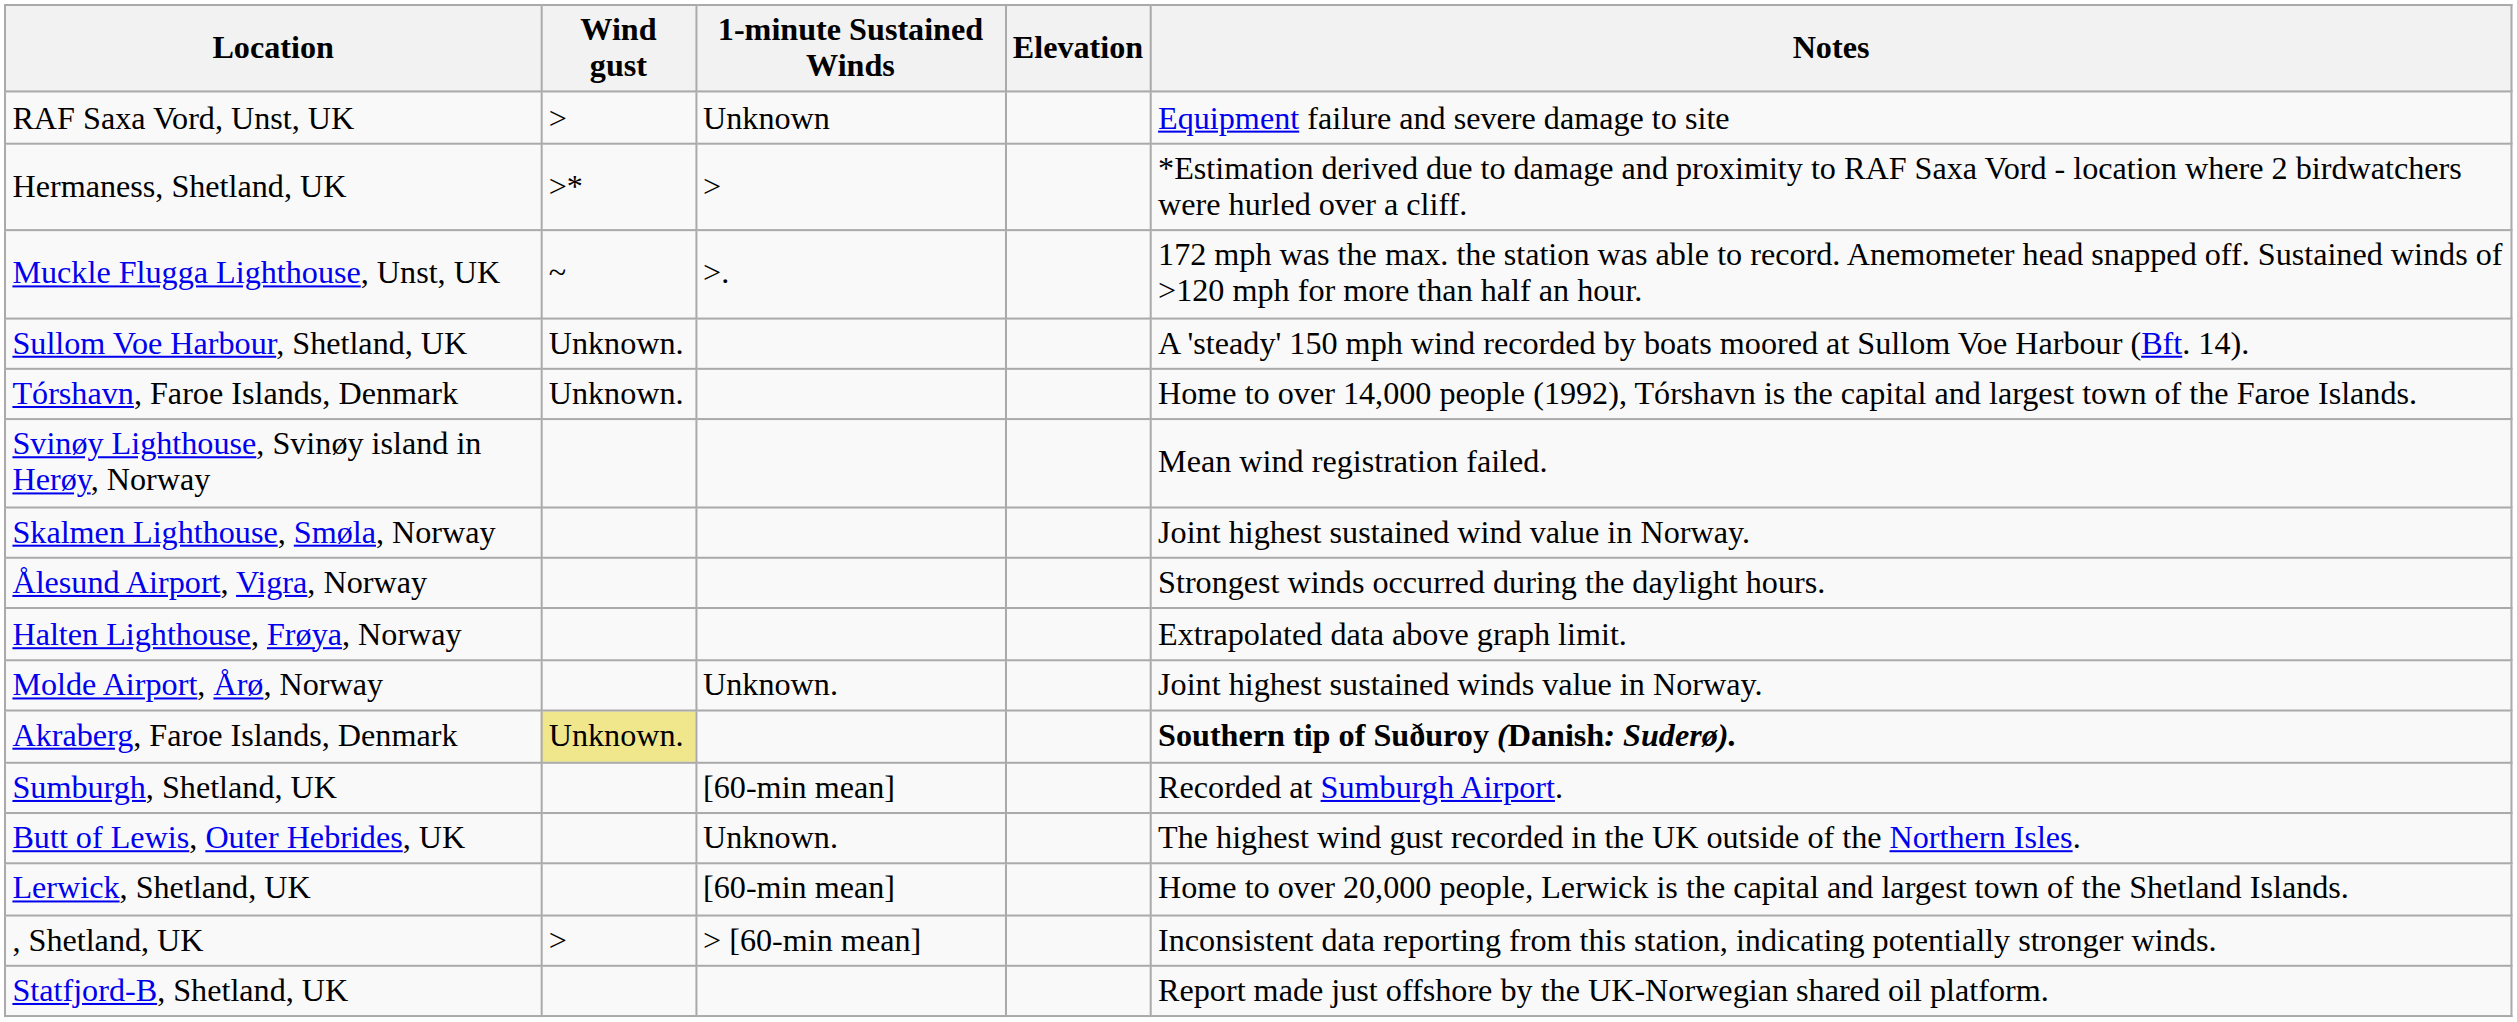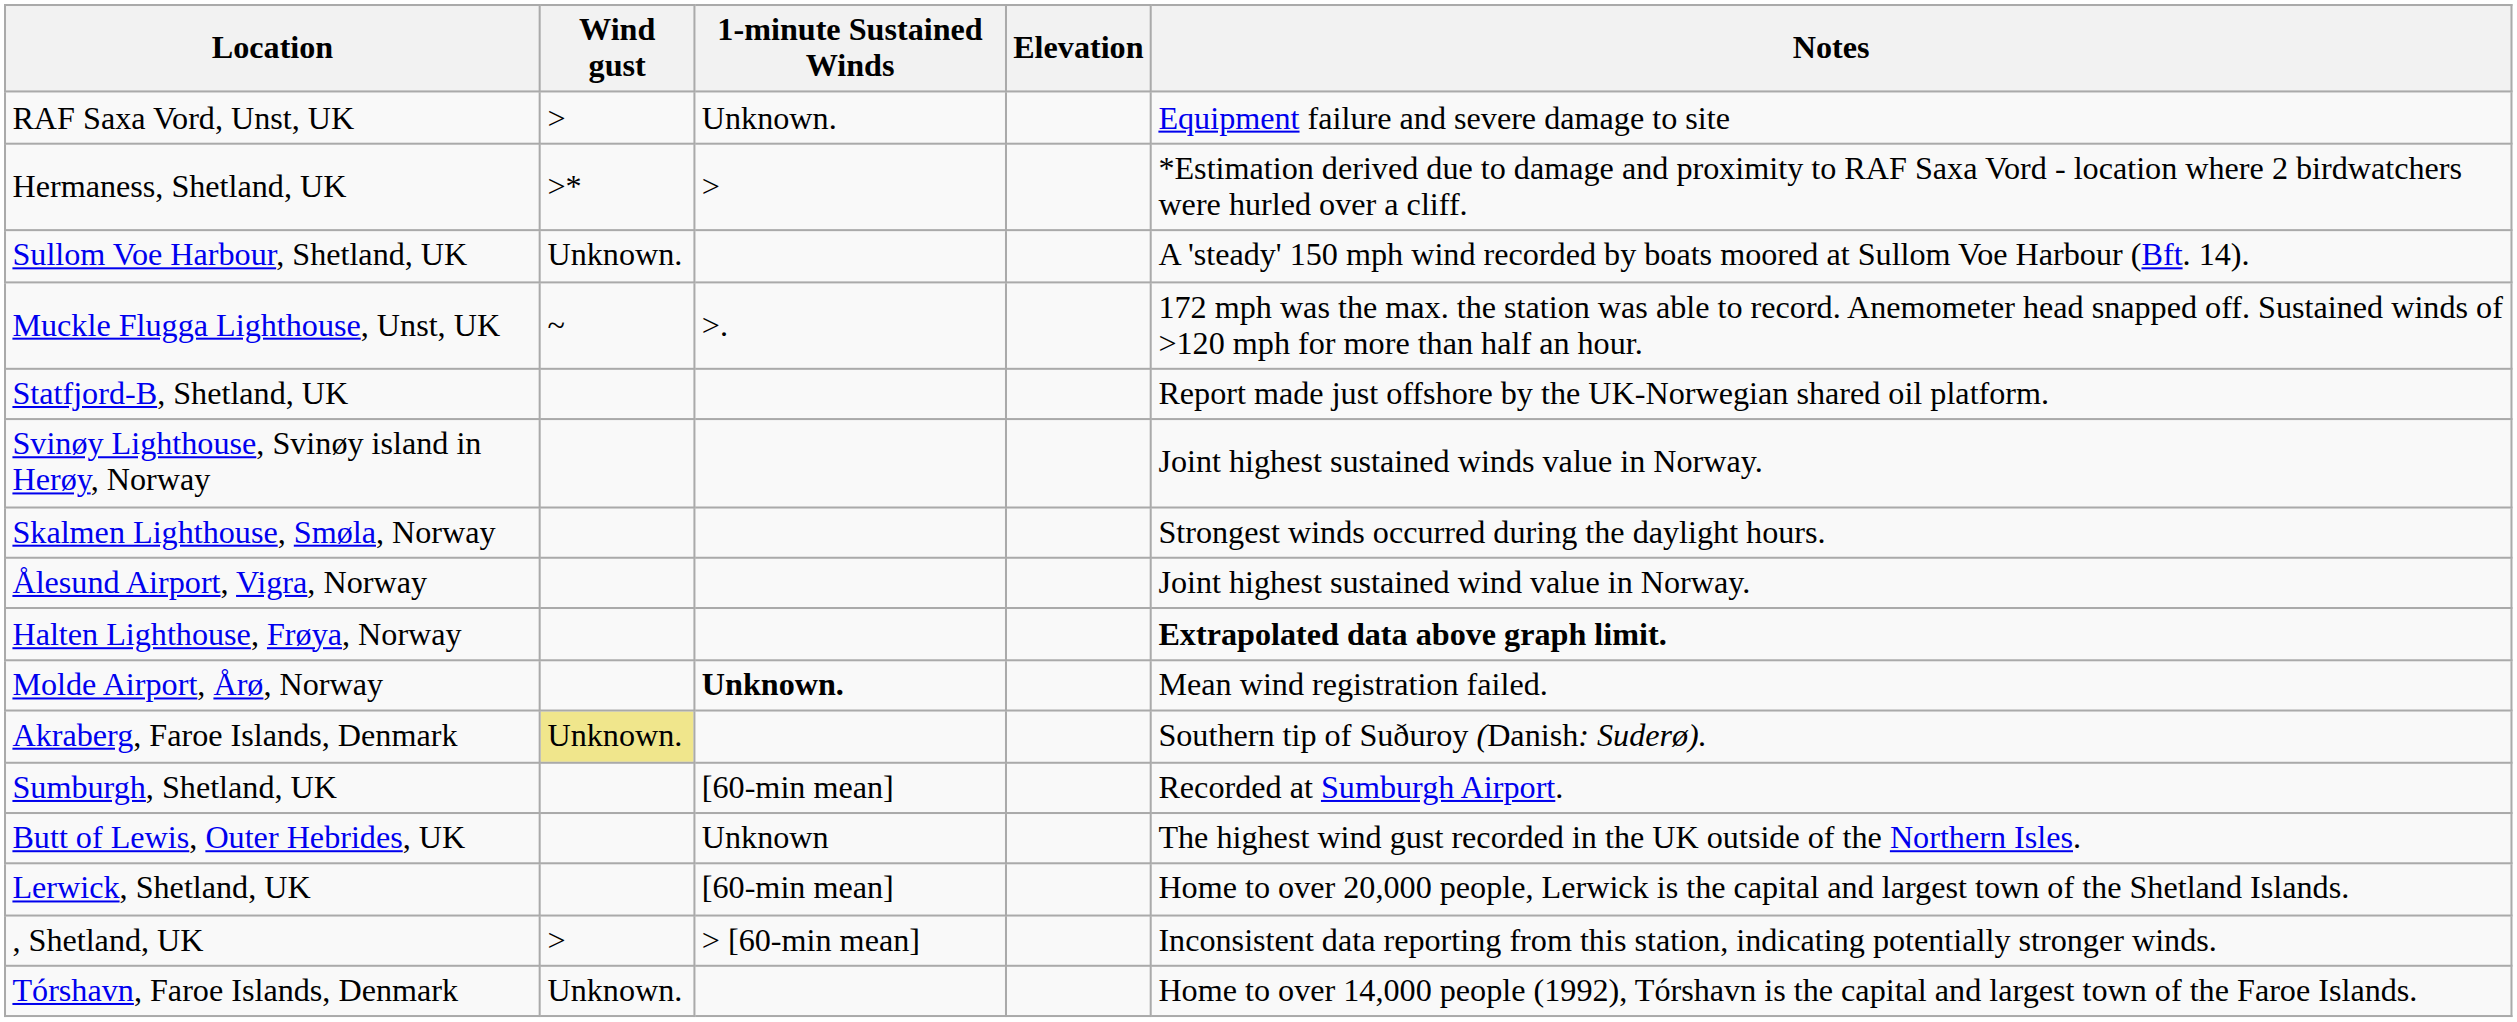(766, 117) Unknown -> (769, 117) Unknown.
rows swapped: (256, 273) <-> (240, 342)
rows swapped: (180, 990) <-> (235, 393)
(1353, 462) Mean wind registration failed. -> (1461, 462) Joint highest sustained winds value in Norway.
(1454, 531) Joint highest sustained wind value in Norway. -> (1492, 531) Strongest winds occurred during the daylight hours.
(1492, 582) Strongest winds occurred during the daylight hours. -> (1454, 582) Joint highest sustained wind value in Norway.
(1392, 633) normal -> (1413, 633) bold
(770, 684) normal -> (773, 684) bold
(1460, 684) Joint highest sustained winds value in Norway. -> (1353, 684) Mean wind registration failed.
(1447, 735) bold -> (1433, 735) normal
(770, 837) Unknown. -> (765, 837) Unknown
